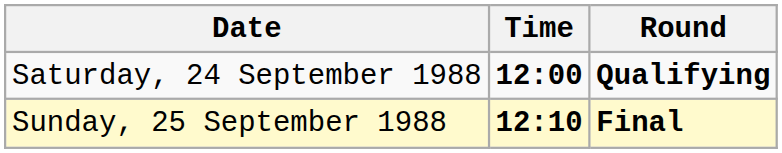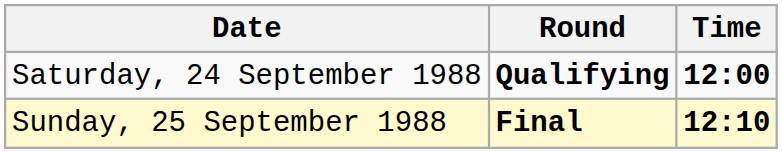columns swapped: (539, 29) <-> (683, 29)
